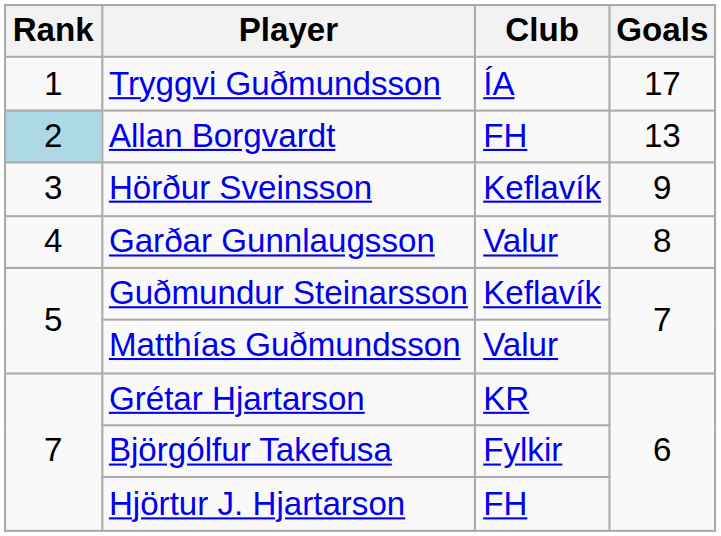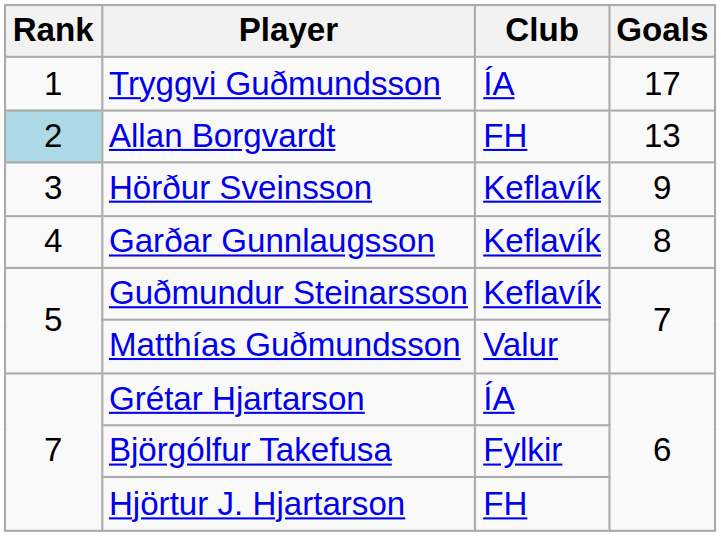(521, 240) Valur -> (542, 240) Keflavík
(506, 398) KR -> (499, 398) ÍA
